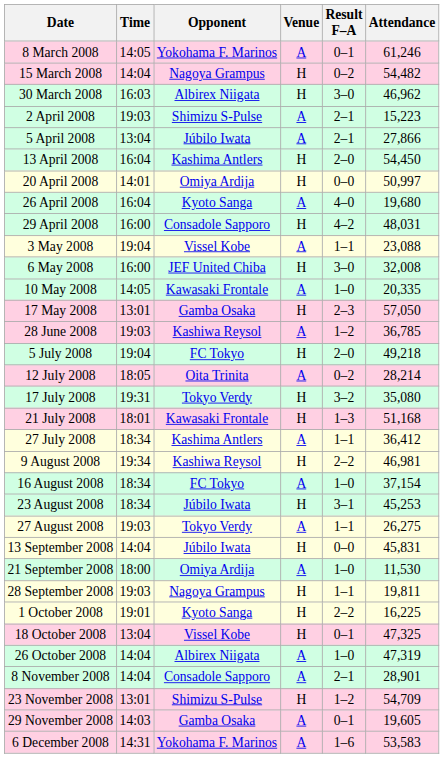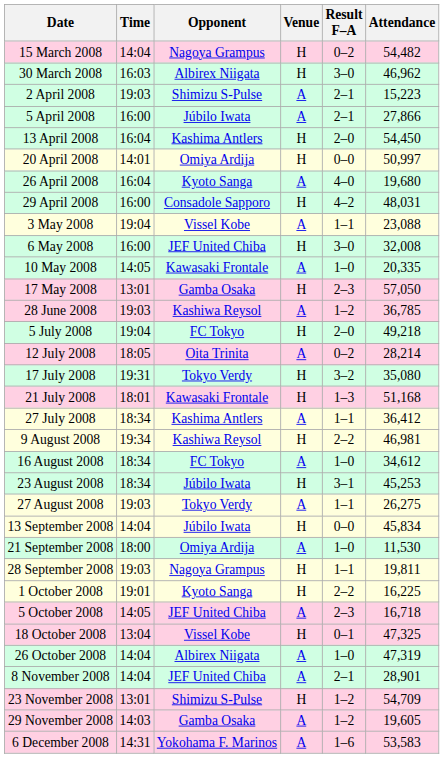- row: (60, 52)
(135, 138) 13:04 -> (135, 116) 16:00
(402, 483) 37,154 -> (402, 461) 34,612
(402, 548) 45,831 -> (402, 526) 45,834
+ row: (60, 612)
(217, 677) Consadole Sapporo -> (217, 677) JEF United Chiba
(344, 720) 0–1 -> (344, 720) 1–2
